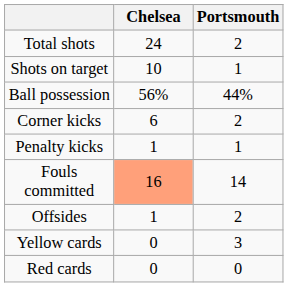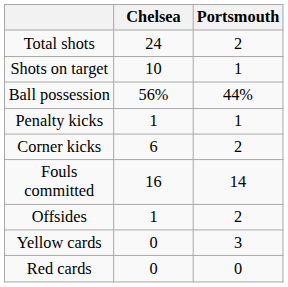rows swapped: (59, 120) <-> (59, 146)
(153, 181) lightsalmon background -> (153, 181) no background
